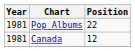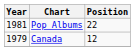(17, 39) 1981 -> (17, 39) 1979
